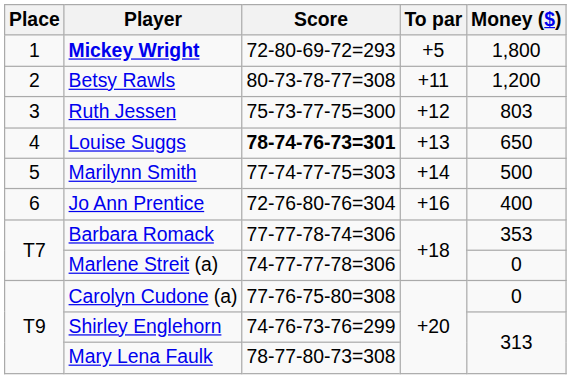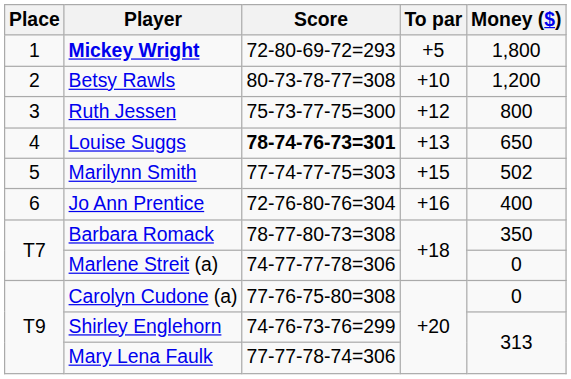(433, 81) +11 -> (433, 81) +10
(516, 111) 803 -> (516, 111) 800
(433, 173) +14 -> (433, 173) +15
(516, 173) 500 -> (516, 173) 502
(321, 234) 77-77-78-74=306 -> (321, 234) 78-77-80-73=308
(516, 234) 353 -> (516, 234) 350
(321, 357) 78-77-80-73=308 -> (321, 357) 77-77-78-74=306
